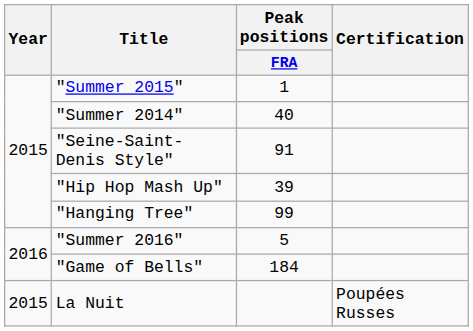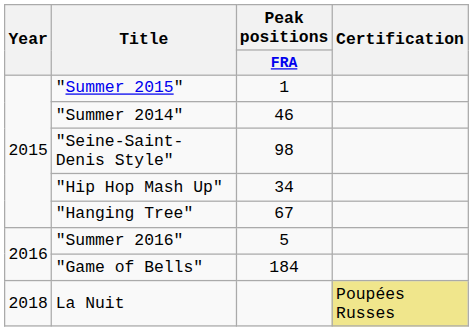(284, 115) 40 -> (284, 115) 46
(284, 151) 91 -> (284, 151) 98
(284, 187) 39 -> (284, 187) 34
(284, 214) 99 -> (284, 214) 67
(28, 304) 2015 -> (28, 304) 2018
(371, 304) no background -> (371, 304) khaki background
